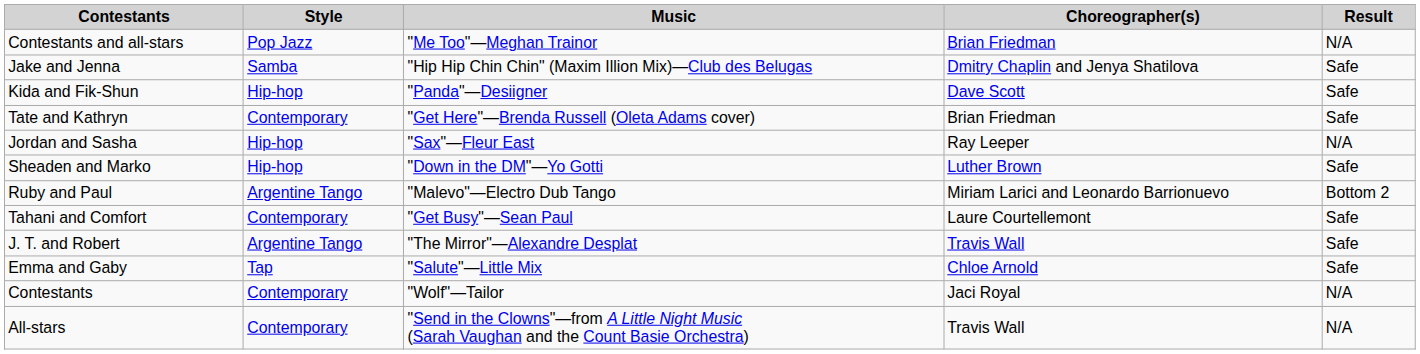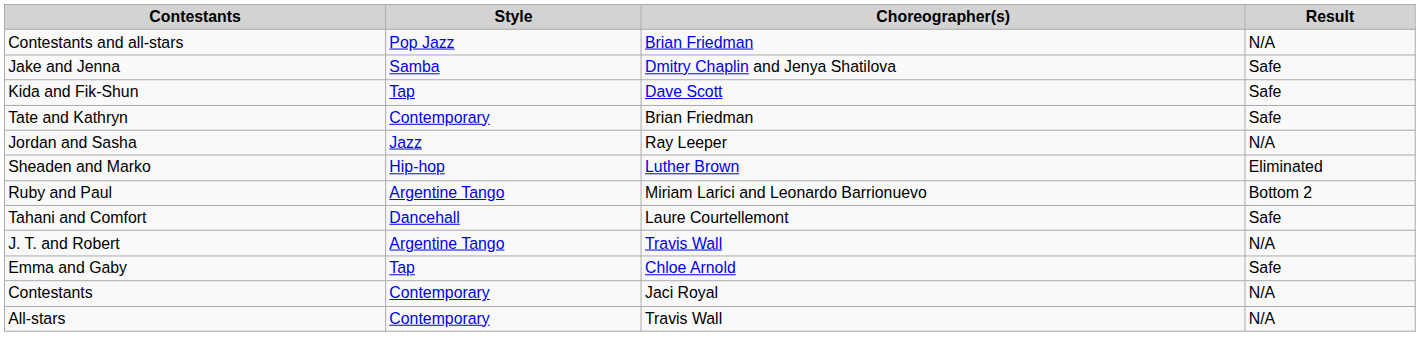- column: (674, 17)
(275, 92) Hip-hop -> (402, 92) Tap
(275, 142) Hip-hop -> (406, 142) Jazz
(1342, 167) Safe -> (1286, 167) Eliminated
(297, 218) Contemporary -> (425, 218) Dancehall
(1342, 243) Safe -> (1262, 243) N/A
